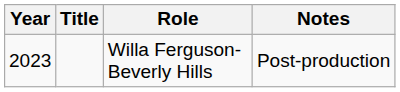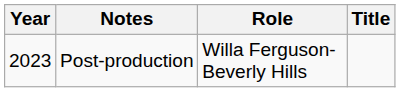columns swapped: (80, 19) <-> (324, 19)
